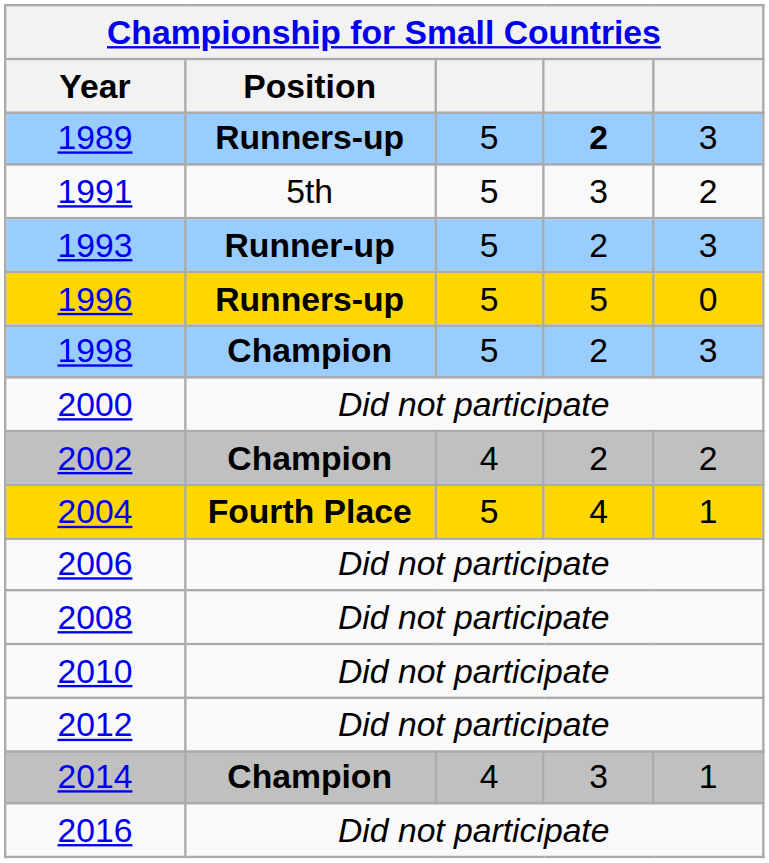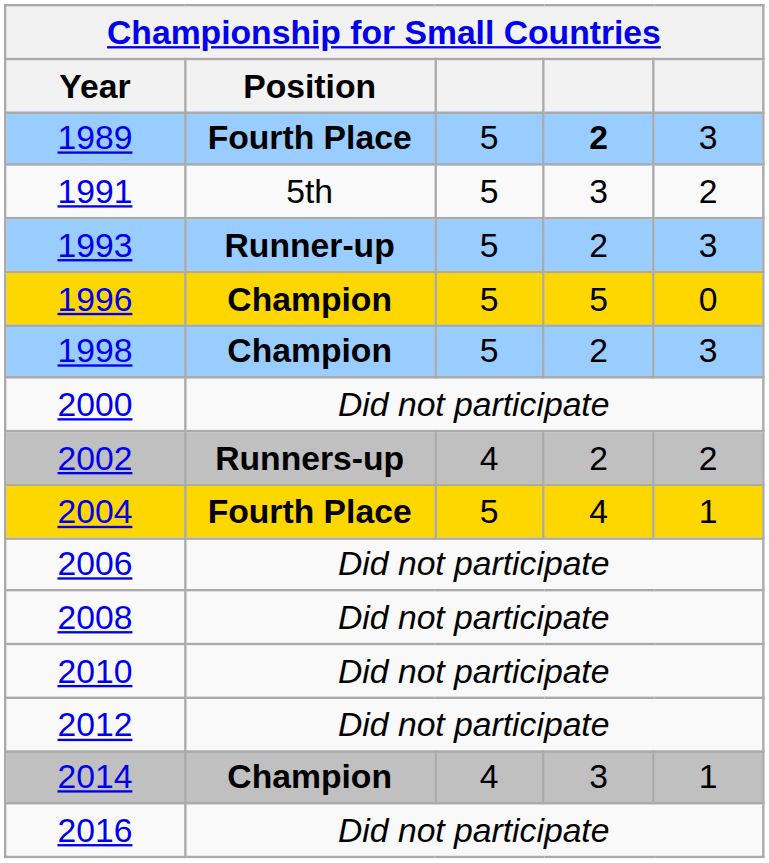(310, 139) Runners-up -> (310, 139) Fourth Place
(310, 298) Runners-up -> (310, 298) Champion
(310, 458) Champion -> (310, 458) Runners-up
